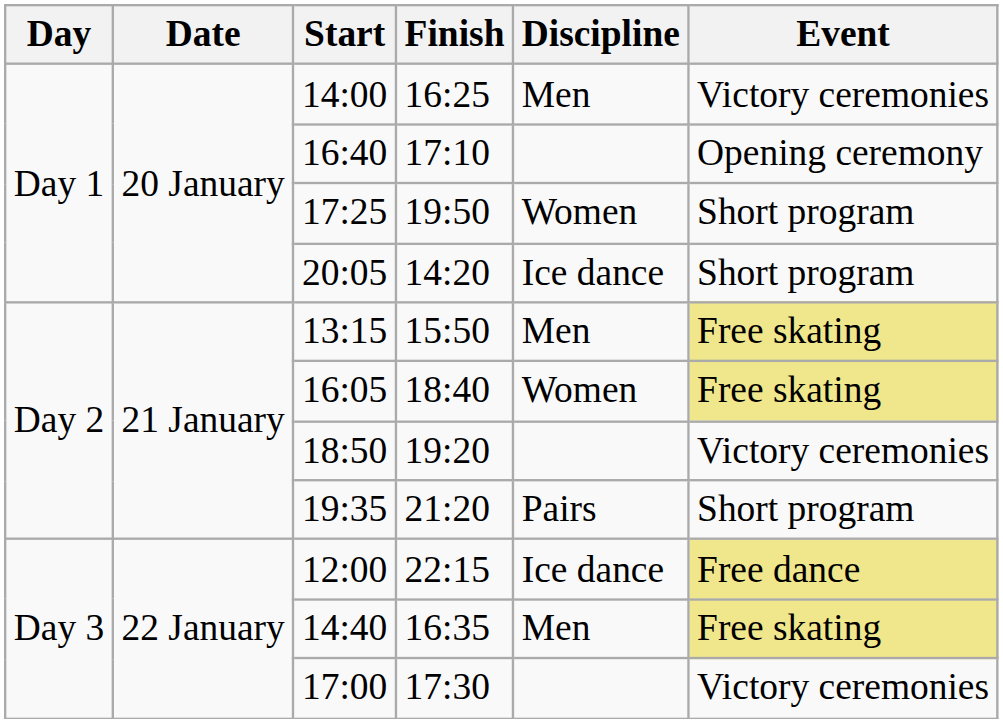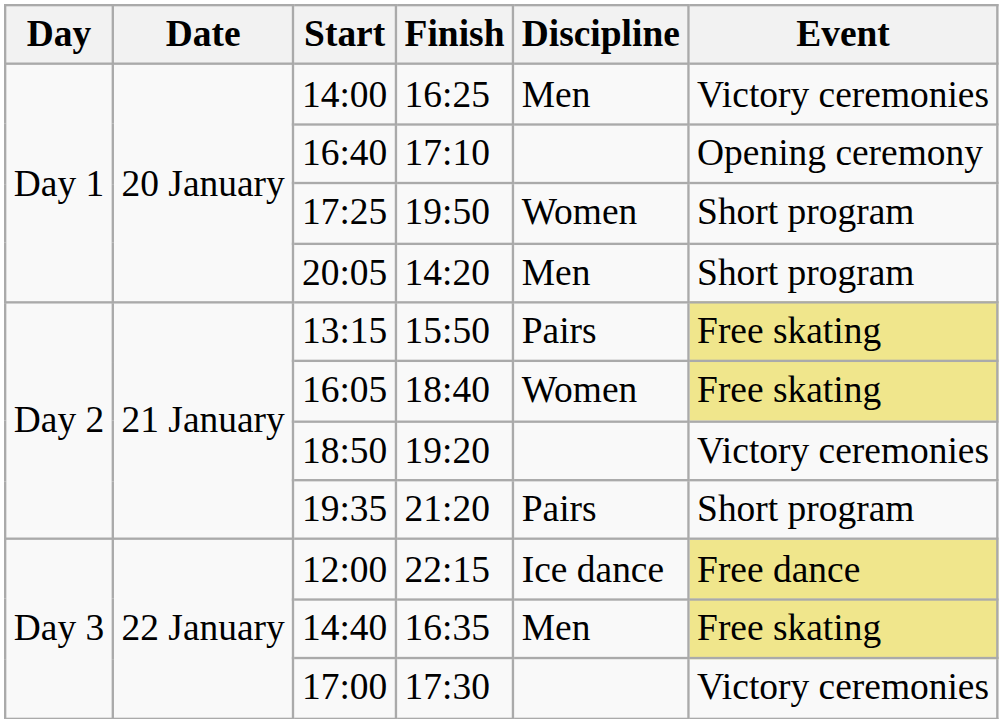(593, 271) Ice dance -> (556, 271) Men
(556, 331) Men -> (559, 331) Pairs
